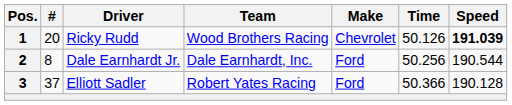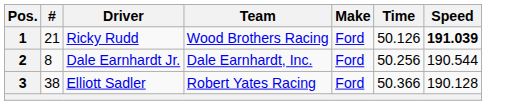(52, 38) 20 -> (52, 38) 21
(365, 38) Chevrolet -> (350, 38) Ford
(52, 83) 37 -> (52, 83) 38
